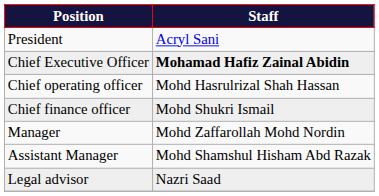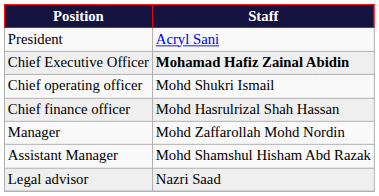(248, 86) Mohd Hasrulrizal Shah Hassan -> (215, 86) Mohd Shukri Ismail
(215, 109) Mohd Shukri Ismail -> (248, 109) Mohd Hasrulrizal Shah Hassan
